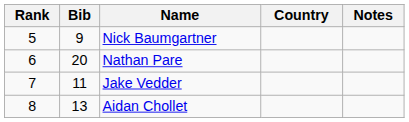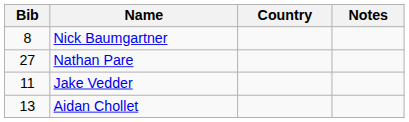- column: (32, 15)
(80, 38) 9 -> (27, 38) 8
(80, 60) 20 -> (27, 60) 27
